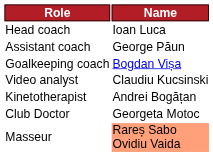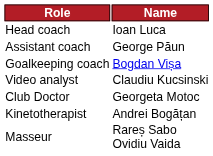rows swapped: (37, 114) <-> (46, 97)
(146, 137) lightsalmon background -> (146, 137) no background
